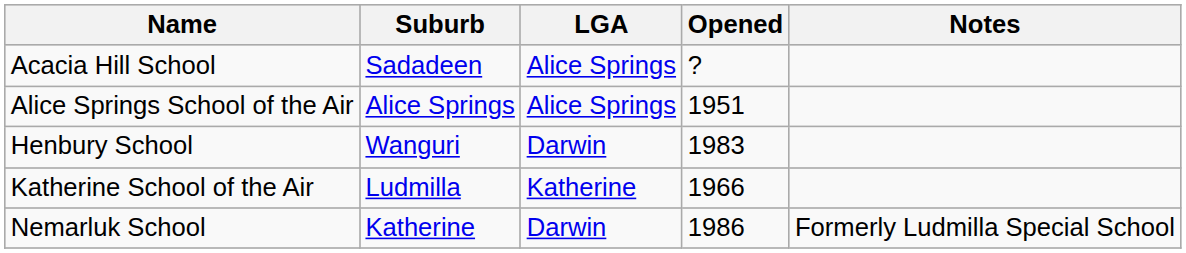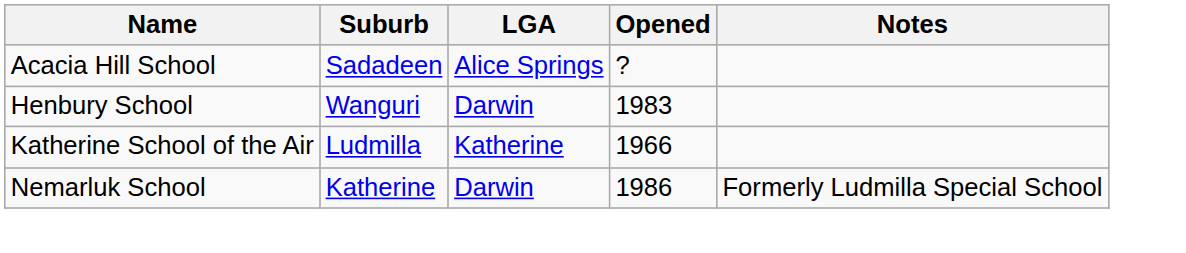- row: (182, 106)
